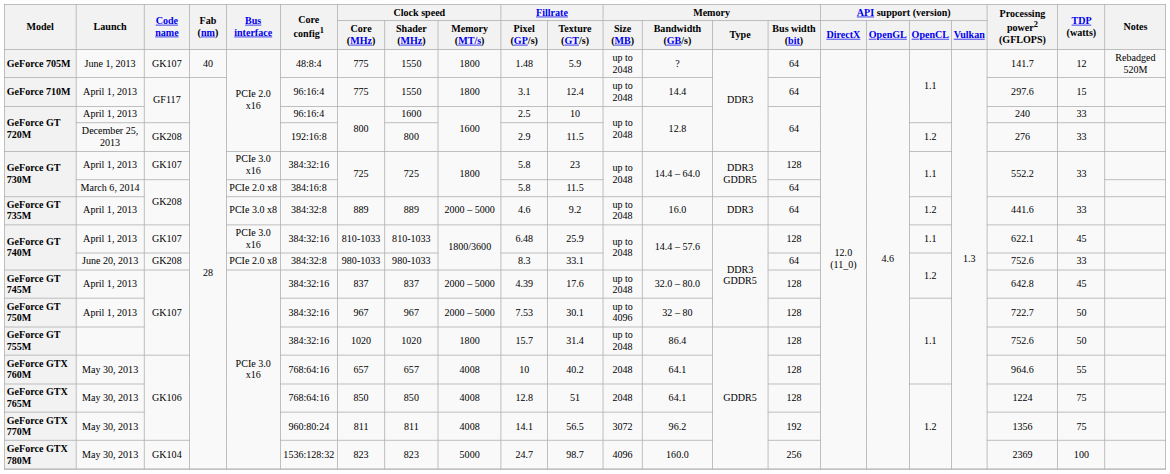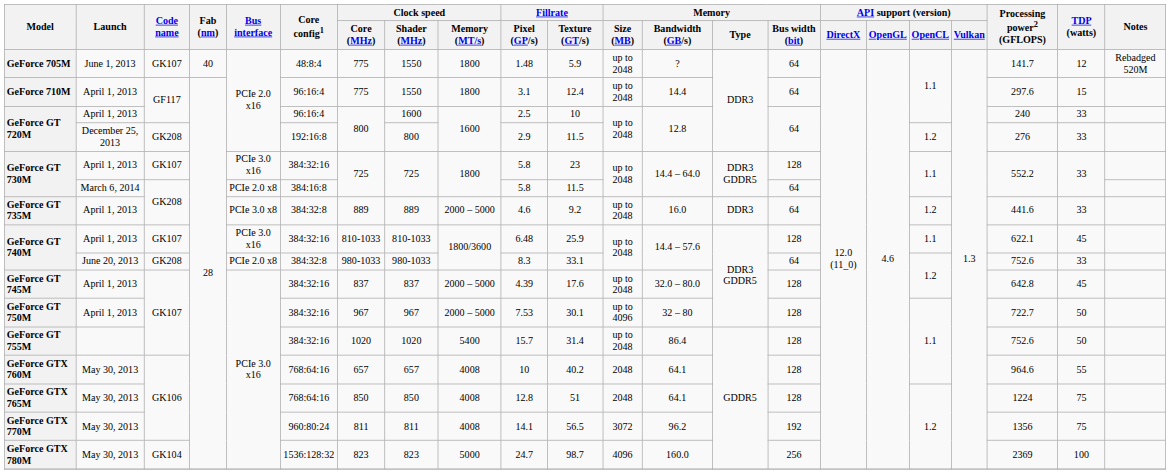(470, 340) 1800 -> (470, 340) 5400
